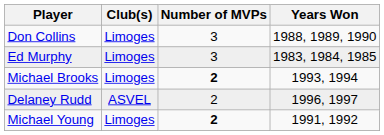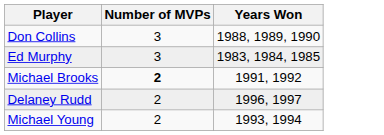- column: (129, 15)
(325, 78) 1993, 1994 -> (268, 78) 1991, 1992
(214, 120) bold -> (157, 120) normal
(325, 120) 1991, 1992 -> (268, 120) 1993, 1994
